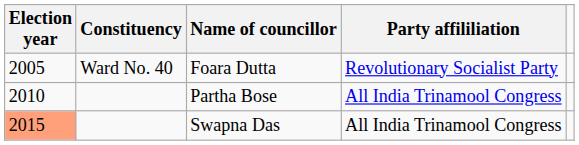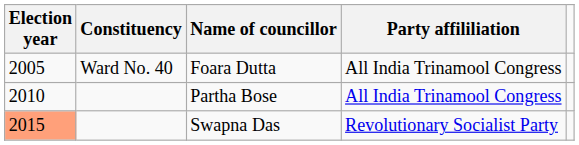(452, 67) Revolutionary Socialist Party -> (453, 67) All India Trinamool Congress
(453, 125) All India Trinamool Congress -> (452, 125) Revolutionary Socialist Party
